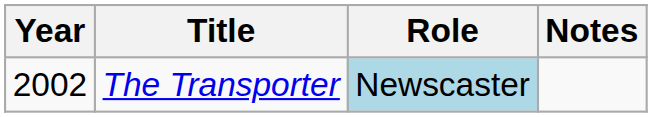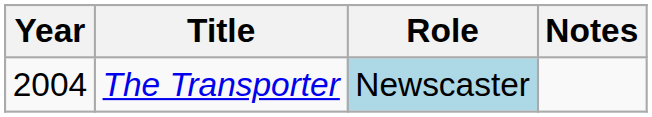(50, 84) 2002 -> (50, 84) 2004
